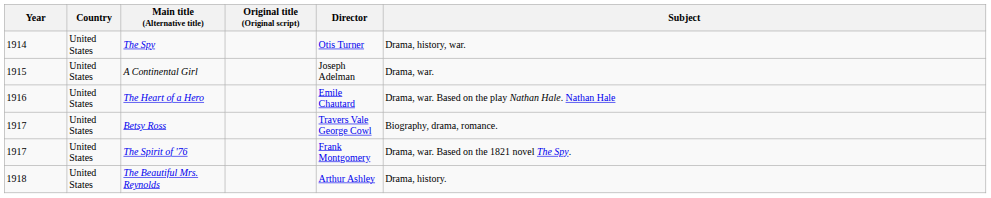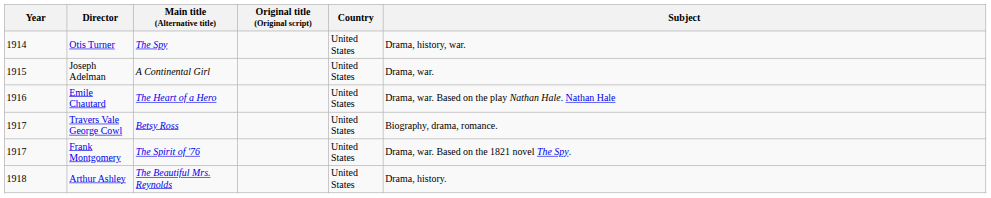columns swapped: (94, 17) <-> (350, 17)
